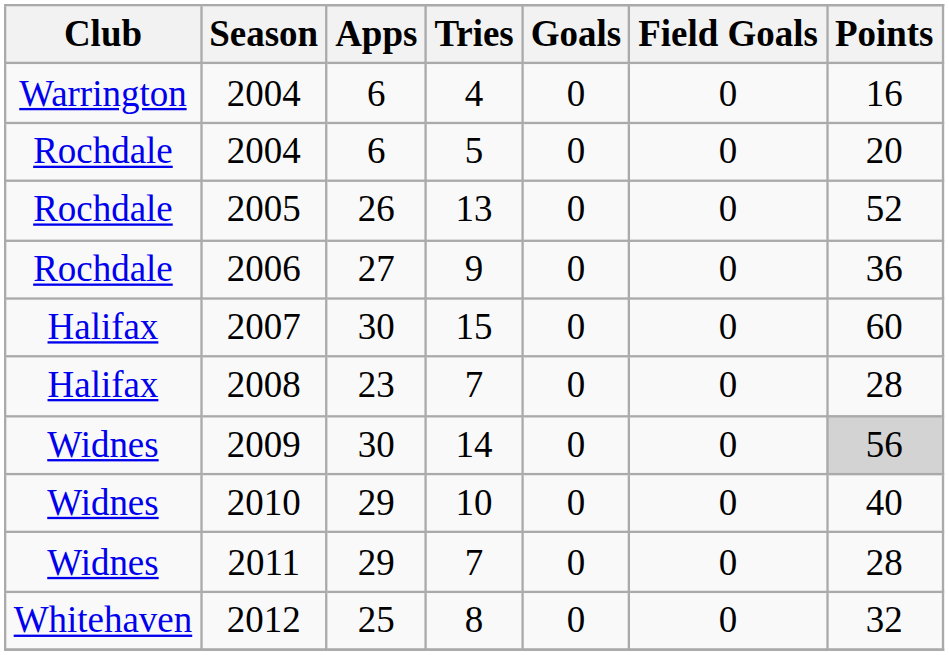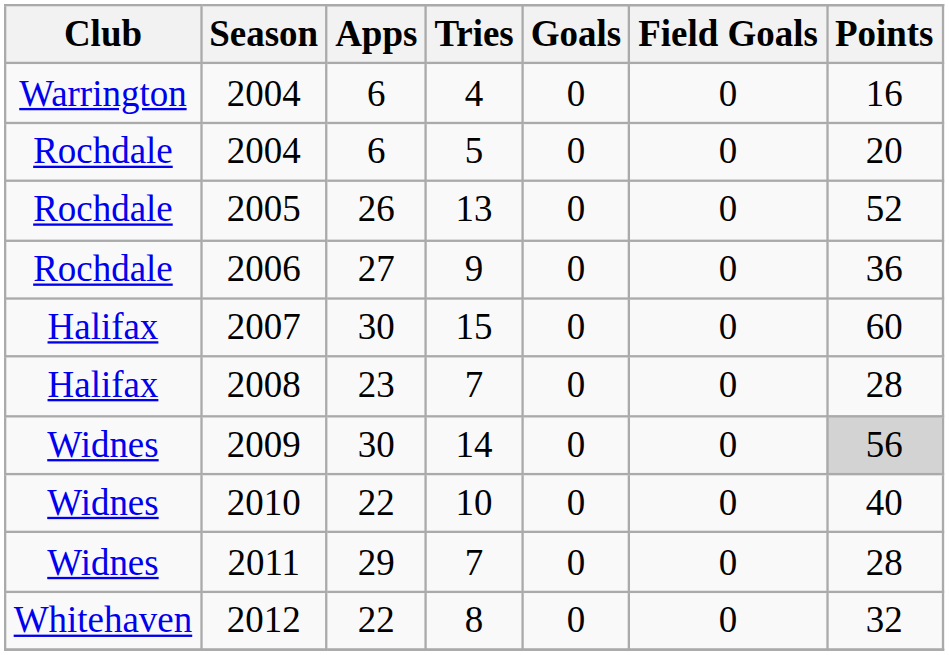(376, 502) 29 -> (376, 502) 22
(376, 619) 25 -> (376, 619) 22
